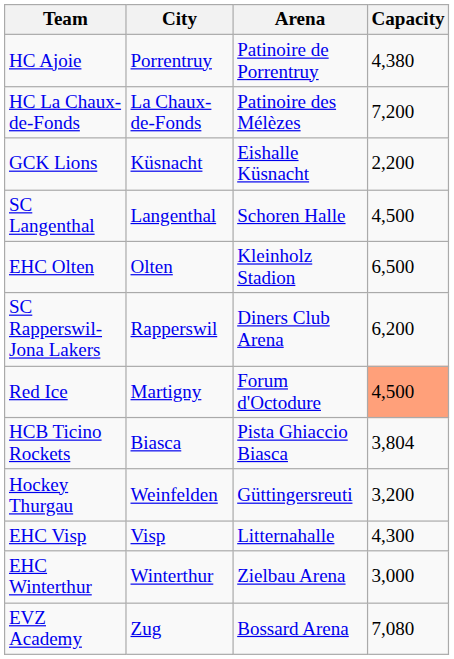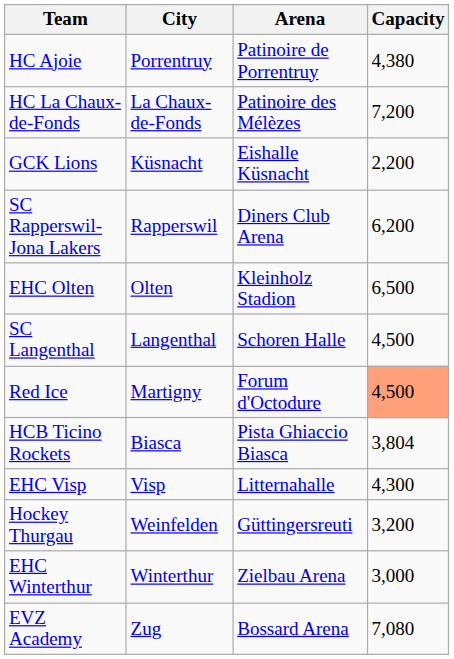rows swapped: (52, 215) <-> (56, 329)
rows swapped: (41, 494) <-> (48, 535)
